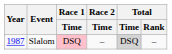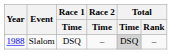(16, 42) 1987 -> (16, 42) 1988
(72, 42) pink background -> (72, 42) no background
